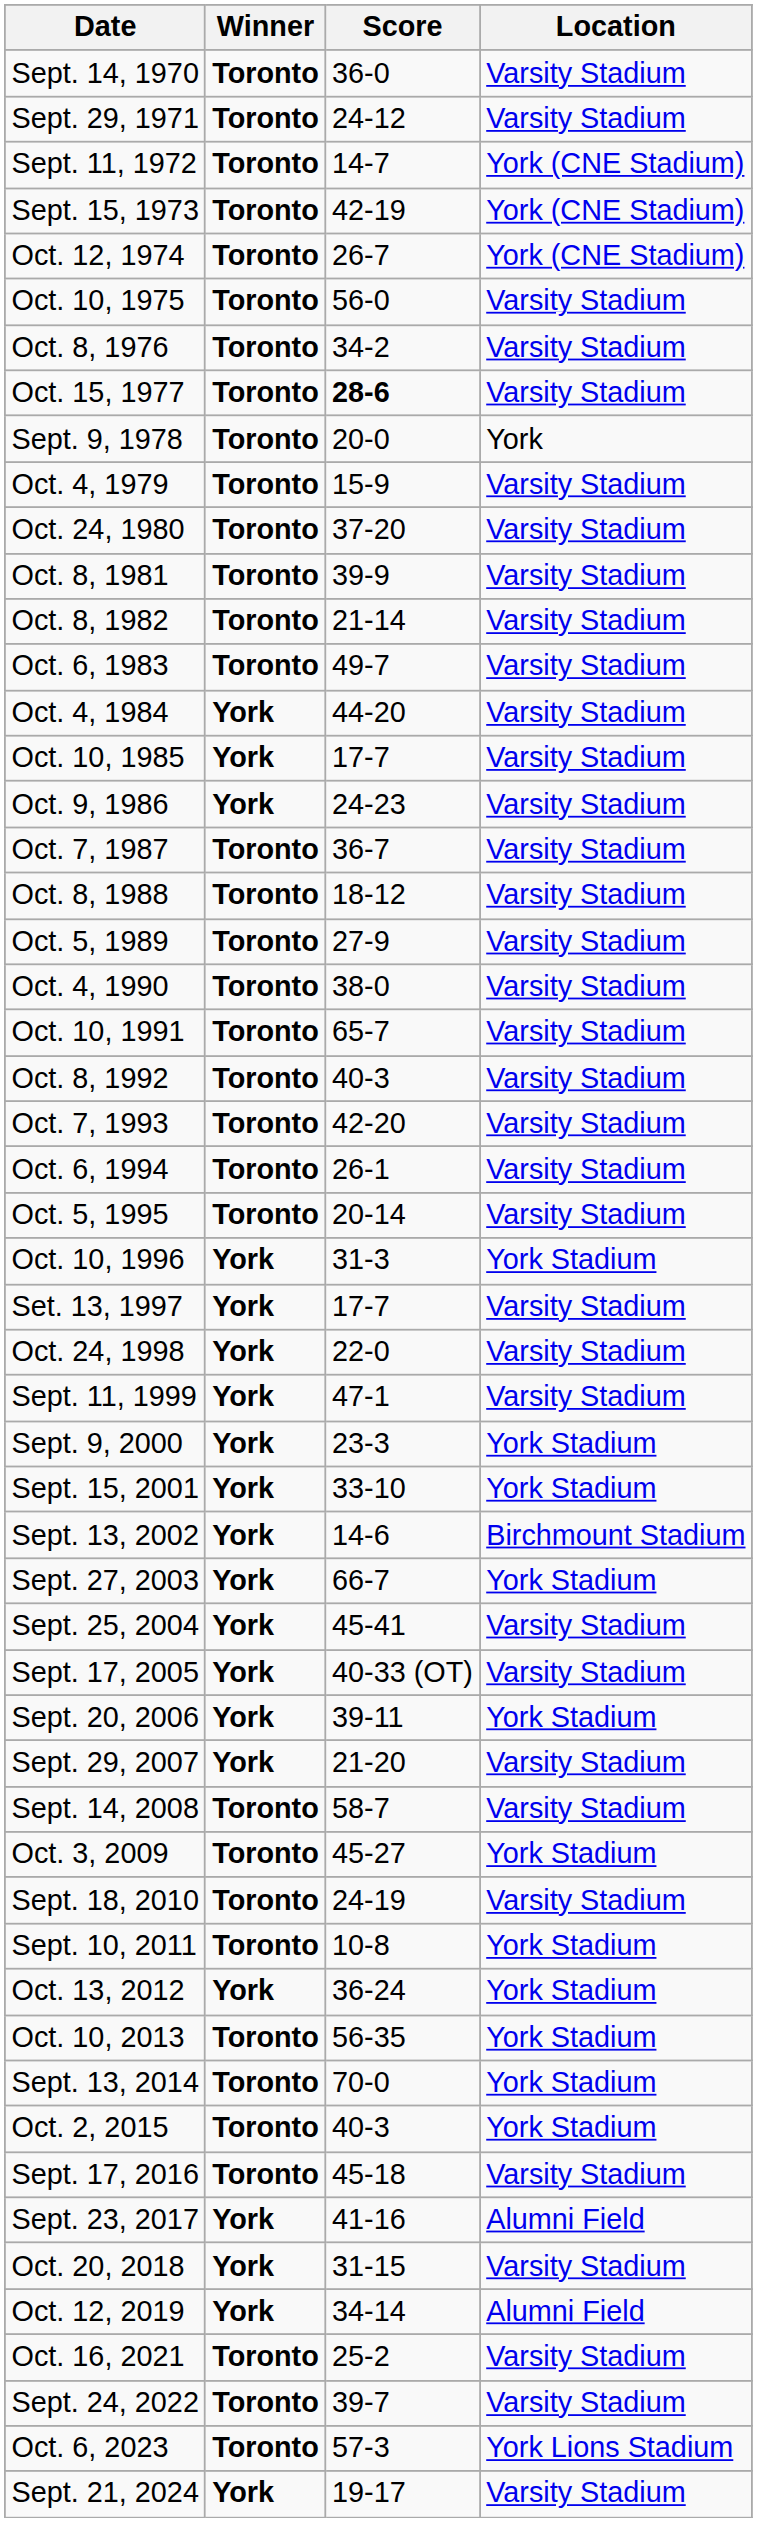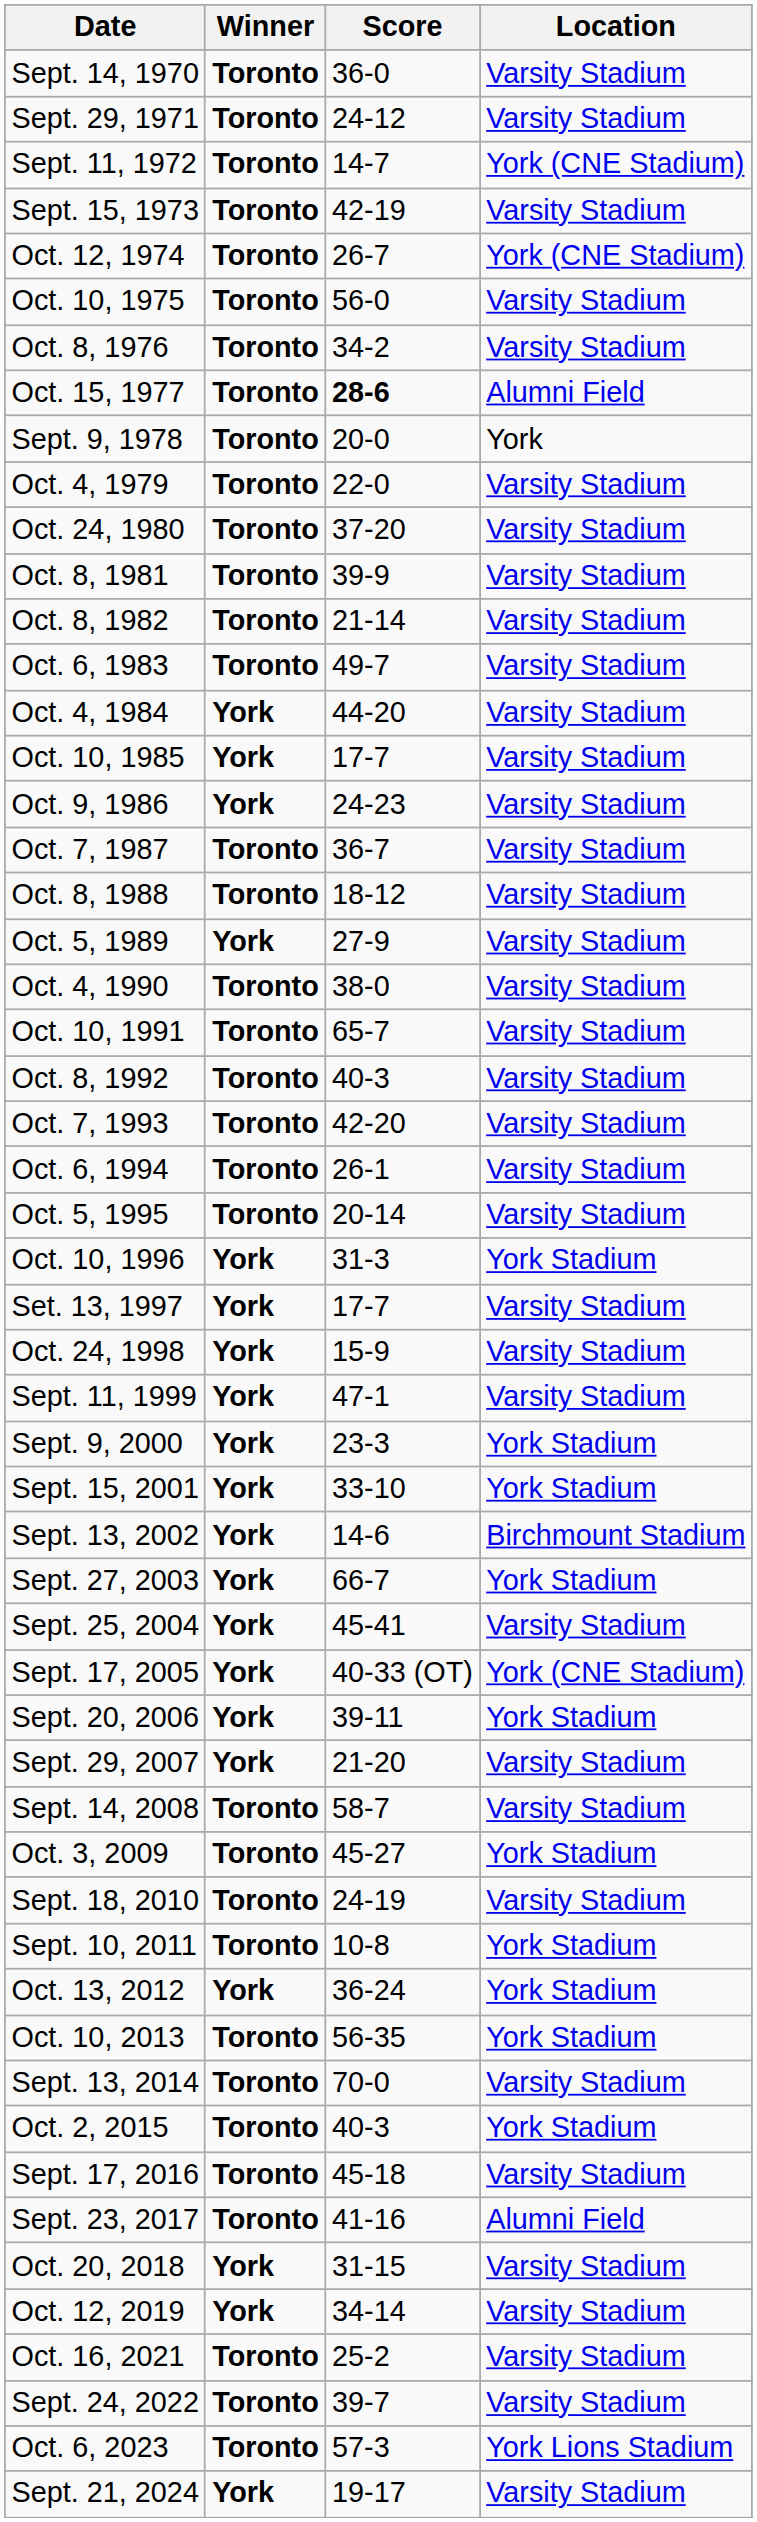(615, 210) York (CNE Stadium) -> (586, 210) Varsity Stadium
(586, 392) Varsity Stadium -> (565, 392) Alumni Field
(361, 484) 15-9 -> (361, 484) 22-0
(265, 940) Toronto -> (243, 940) York
(361, 1351) 22-0 -> (361, 1351) 15-9
(586, 1671) Varsity Stadium -> (615, 1671) York (CNE Stadium)
(571, 2082) York Stadium -> (586, 2082) Varsity Stadium
(243, 2219) York -> (265, 2219) Toronto
(565, 2311) Alumni Field -> (586, 2311) Varsity Stadium
